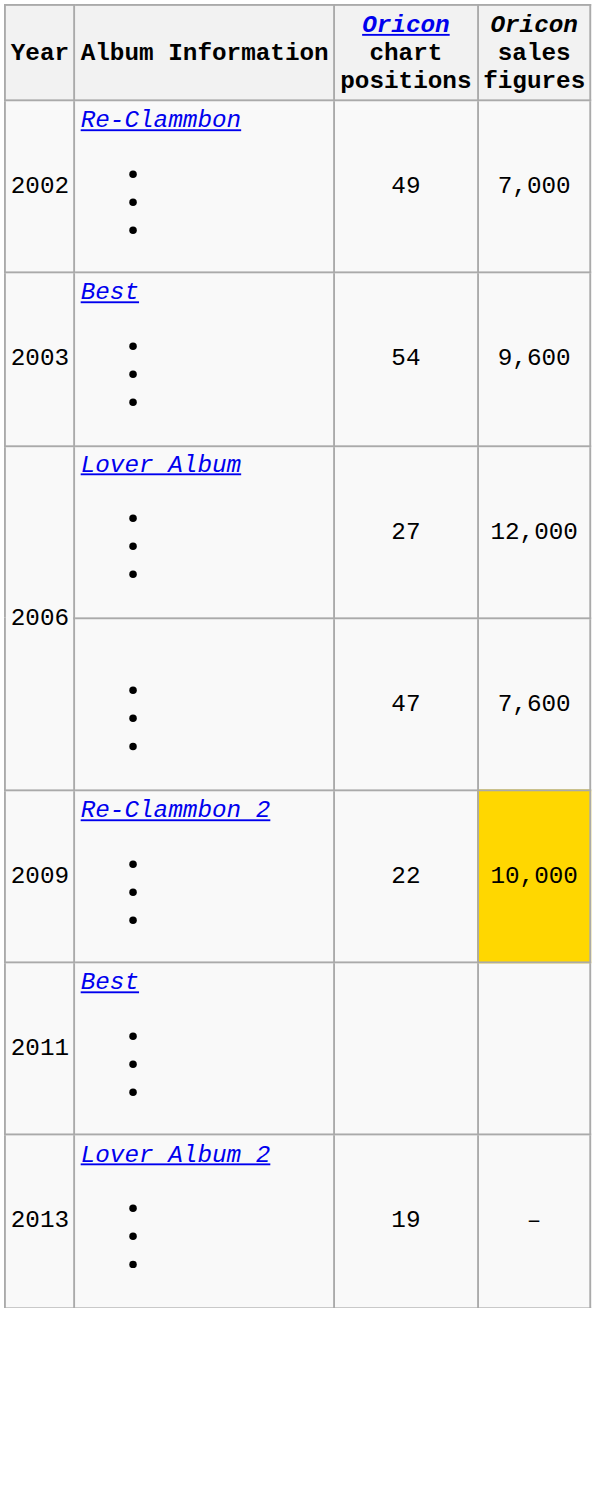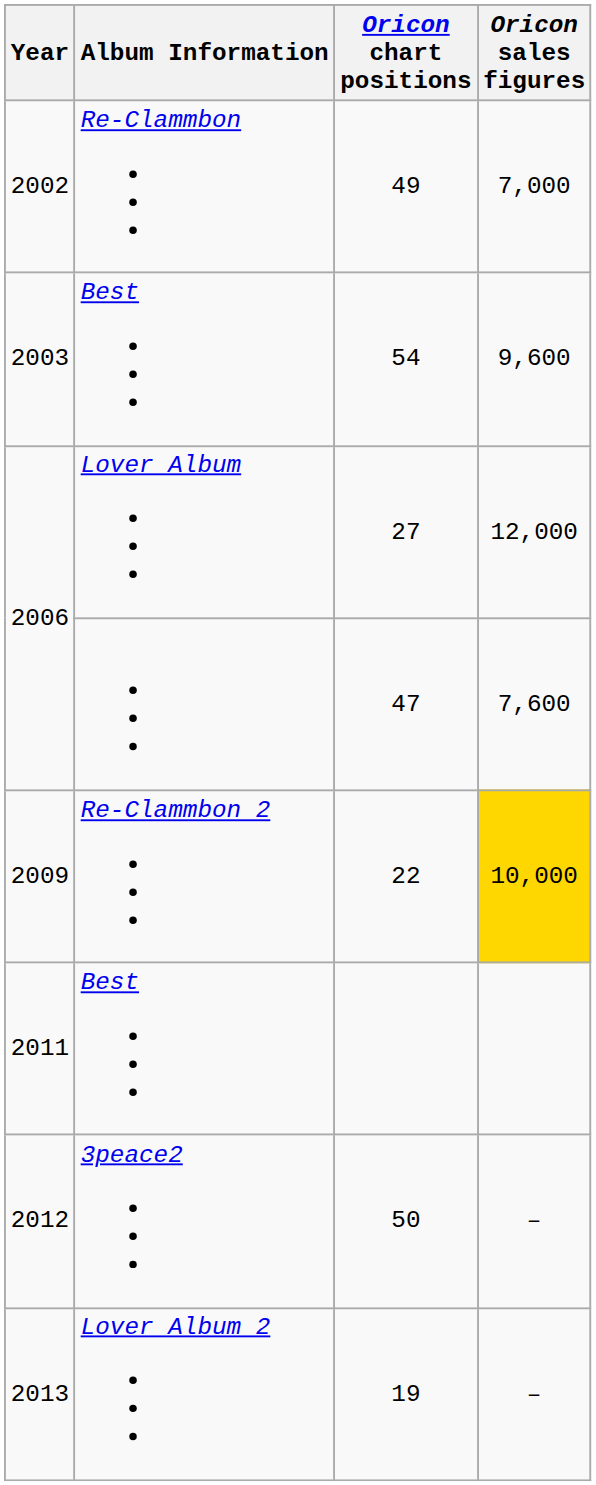+ row: (406, 1221)
